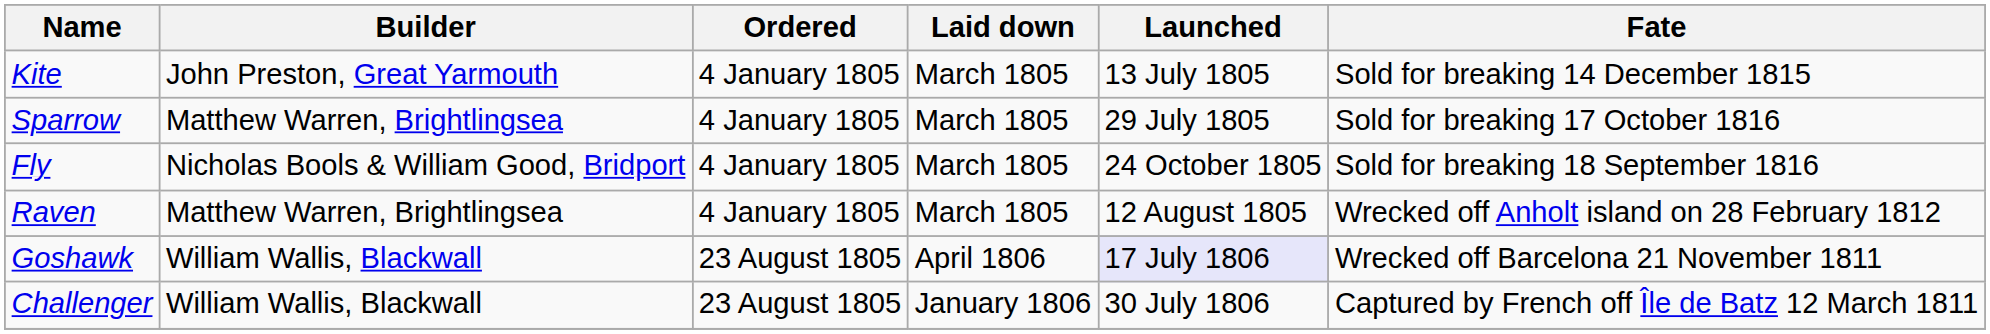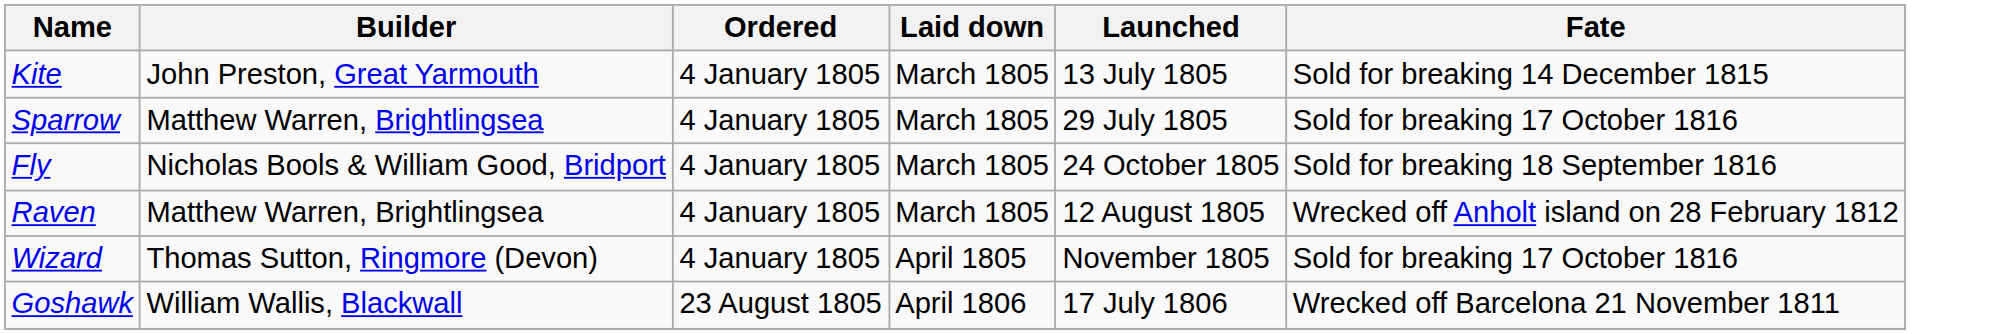+ row: (57, 258)
(1187, 258) lavender background -> (1145, 304) no background
- row: (82, 304)
